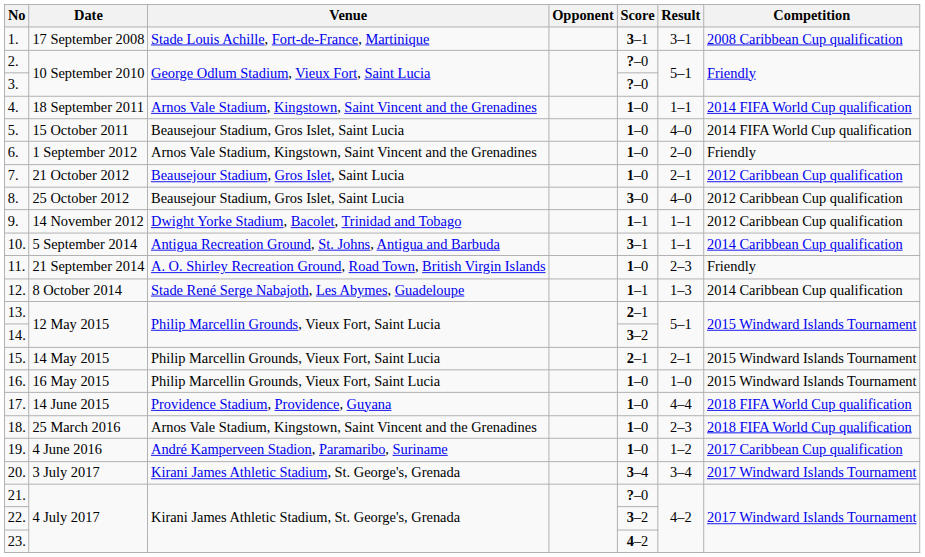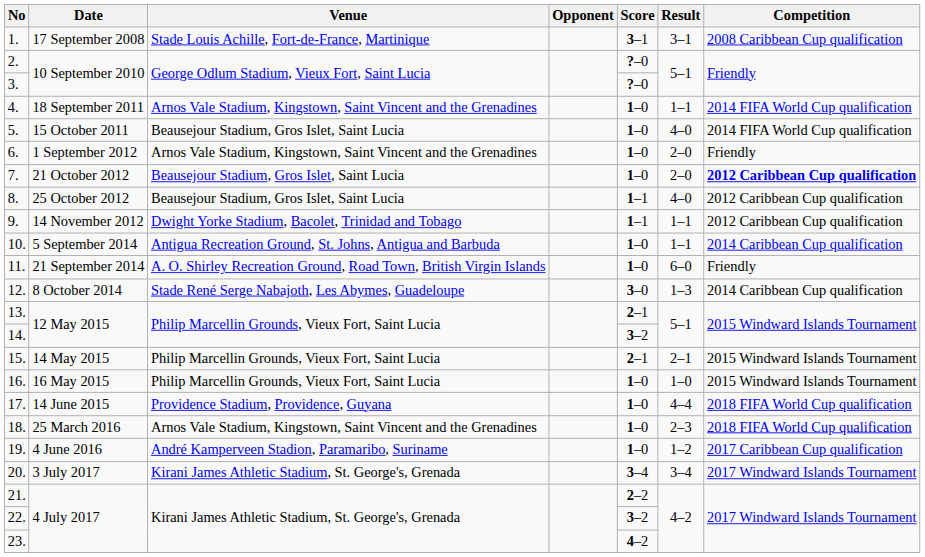(681, 175) 2–1 -> (681, 175) 2–0
(805, 175) normal -> (812, 175) bold
(637, 198) 3–0 -> (637, 198) 1–1
(637, 244) 3–1 -> (637, 244) 1–0
(681, 267) 2–3 -> (681, 267) 6–0
(637, 289) 1–1 -> (637, 289) 3–0
(637, 495) ?–0 -> (637, 495) 2–2
